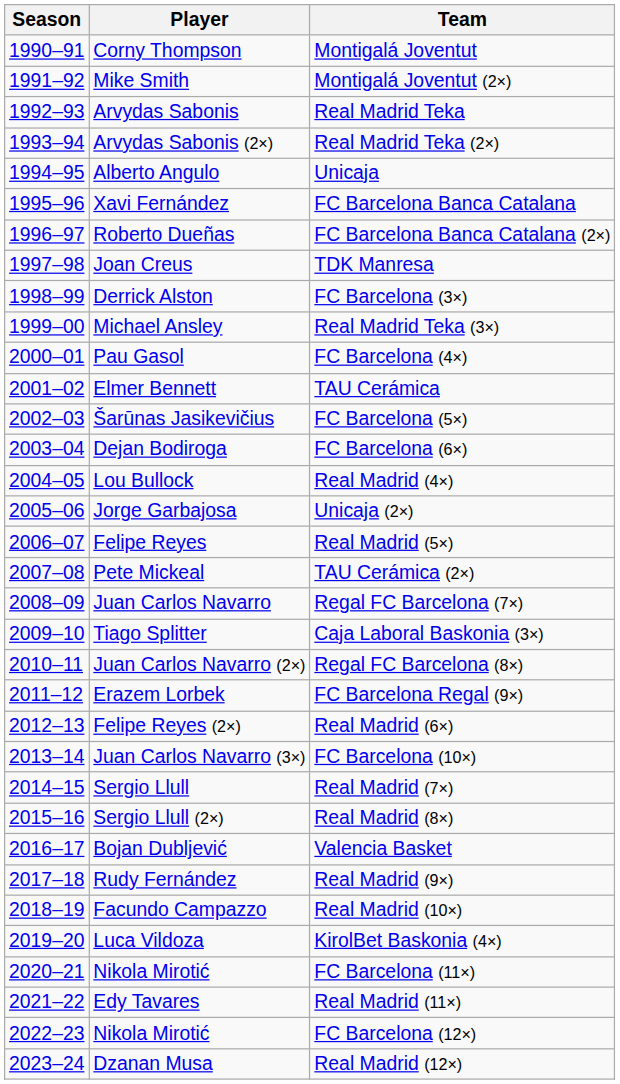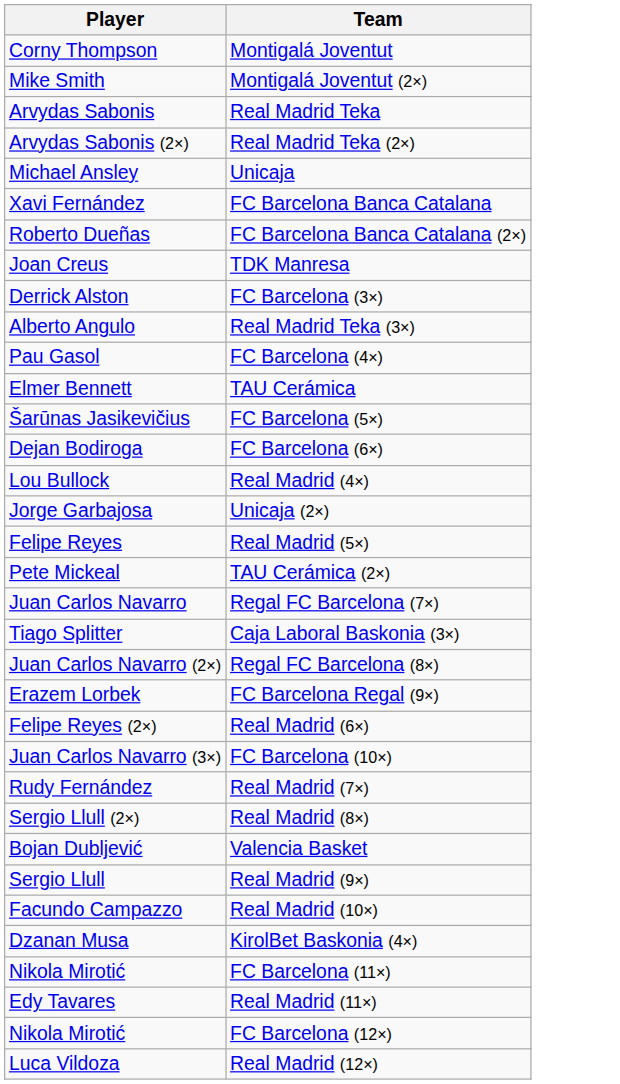- column: (47, 19)
(156, 173) Alberto Angulo -> (74, 173) Michael Ansley
(158, 326) Michael Ansley -> (72, 326) Alberto Angulo
(141, 787) Sergio Llull -> (81, 787) Rudy Fernández
(165, 879) Rudy Fernández -> (57, 879) Sergio Llull
(149, 940) Luca Vildoza -> (69, 940) Dzanan Musa
(153, 1063) Dzanan Musa -> (64, 1063) Luca Vildoza
